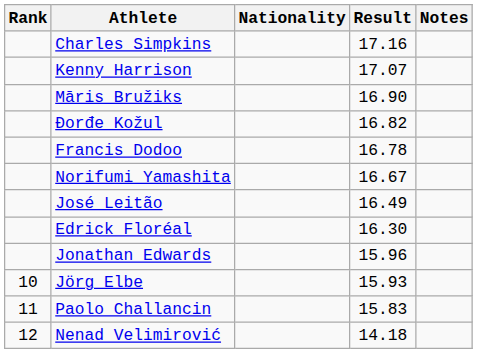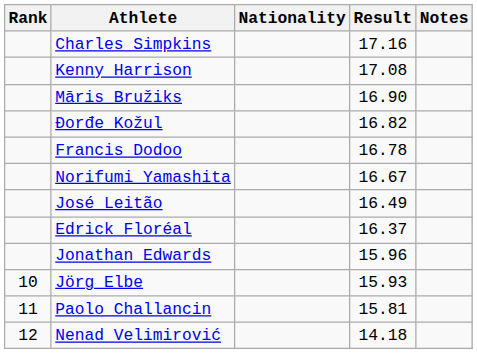(383, 71) 17.07 -> (383, 71) 17.08
(383, 230) 16.30 -> (383, 230) 16.37
(383, 309) 15.83 -> (383, 309) 15.81
